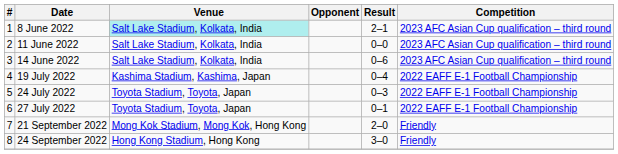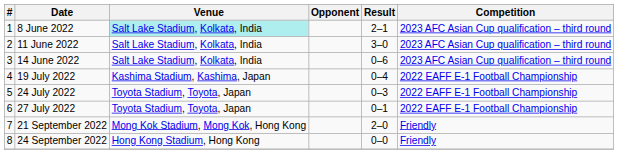(379, 44) 0–0 -> (379, 44) 3–0
(379, 141) 3–0 -> (379, 141) 0–0
